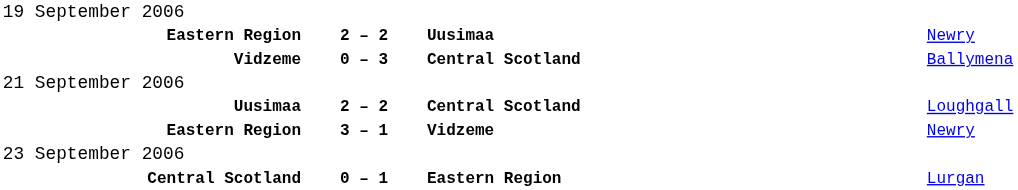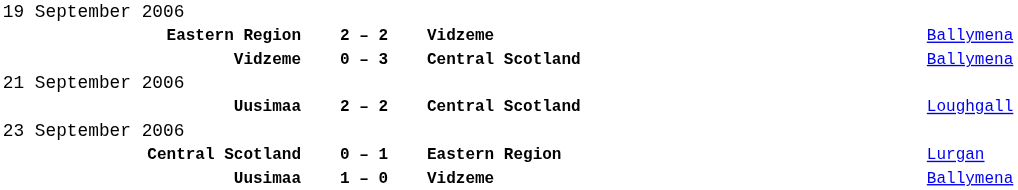(461, 36) Uusimaa -> (461, 36) Vidzeme
(951, 36) Newry -> (970, 36) Ballymena
- row: (234, 131)
+ row: (267, 179)
